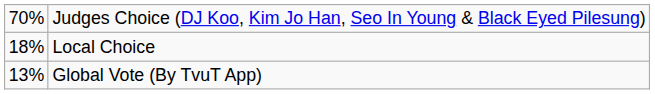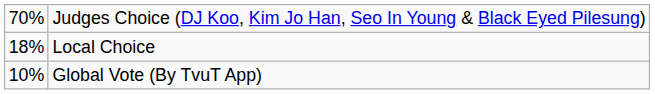(26, 74) 13% -> (26, 74) 10%
